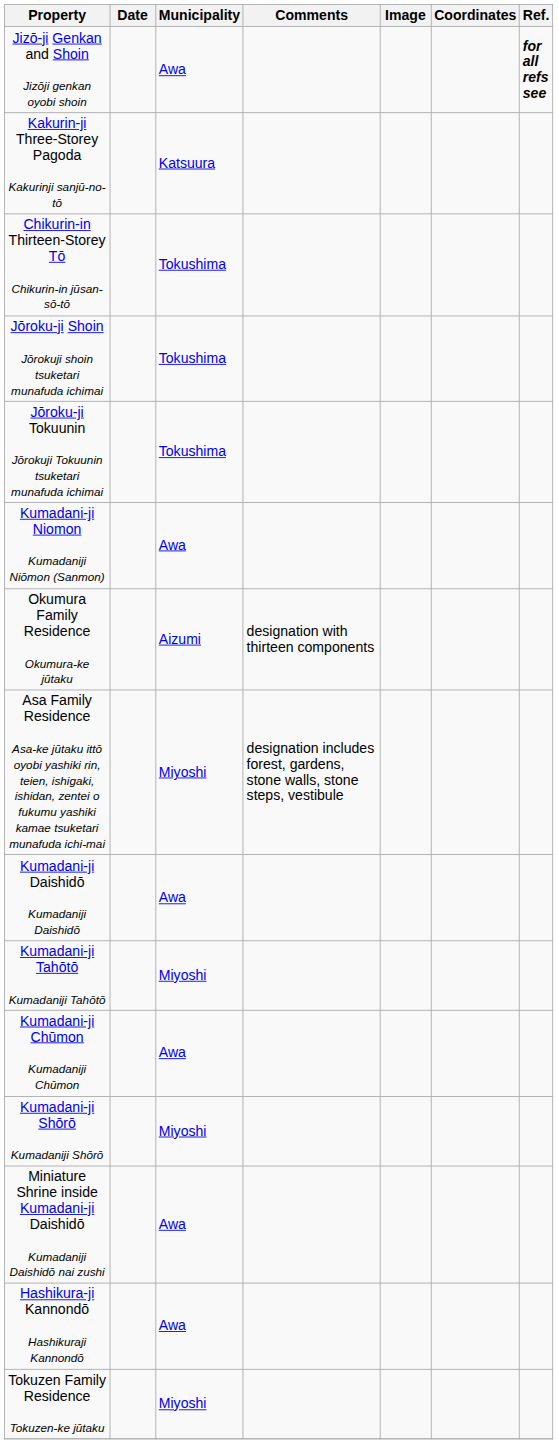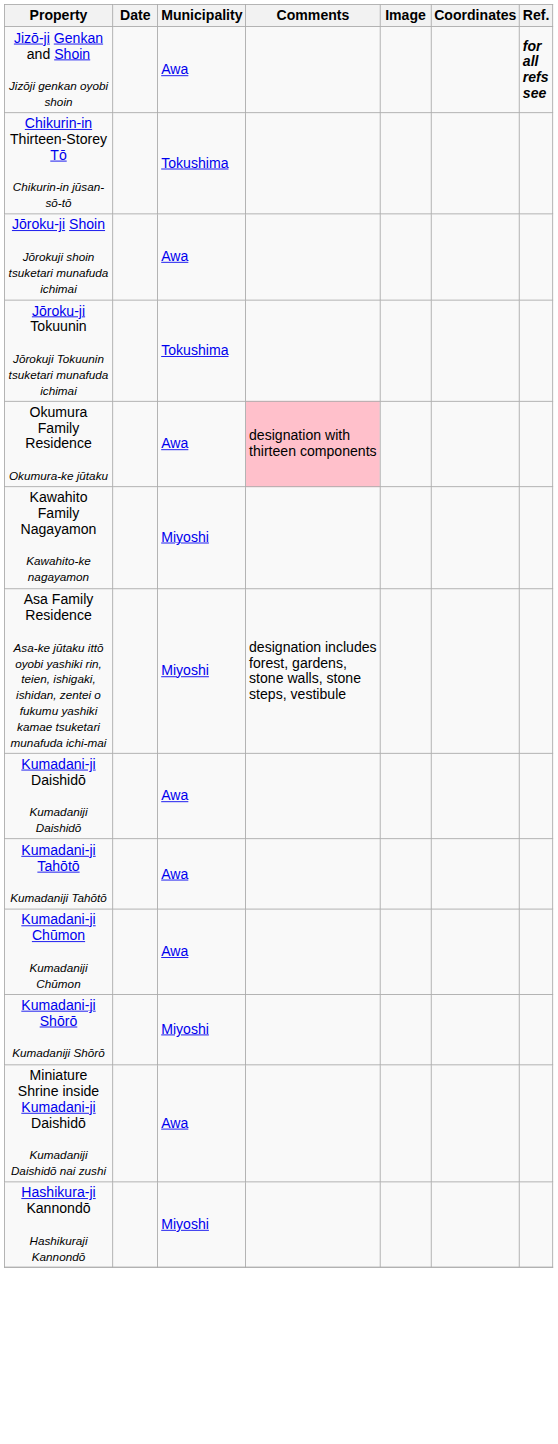- row: (57, 163)
(192, 358) Tokushima -> (175, 256) Awa
- row: (57, 545)
(180, 639) Aizumi -> (175, 444) Awa
(310, 639) no background -> (313, 444) pink background
+ row: (58, 537)
(183, 975) Miyoshi -> (175, 873) Awa
(172, 1326) Awa -> (185, 1224) Miyoshi
- row: (57, 1403)
